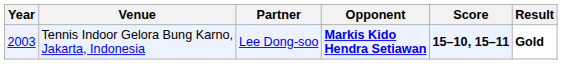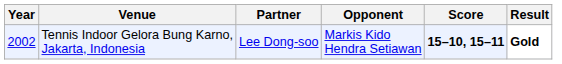(21, 42) 2003 -> (21, 42) 2002
(375, 42) bold -> (373, 42) normal
